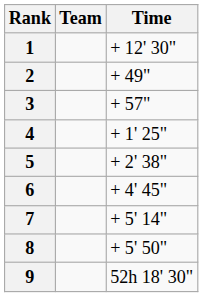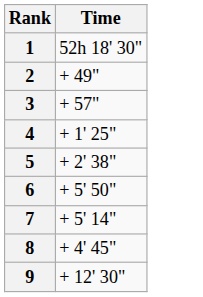- column: (81, 18)
(143, 47) + 12' 30" -> (101, 47) 52h 18' 30"
(139, 190) + 4' 45" -> (88, 190) + 5' 50"
(139, 248) + 5' 50" -> (88, 248) + 4' 45"
(152, 276) 52h 18' 30" -> (92, 276) + 12' 30"
